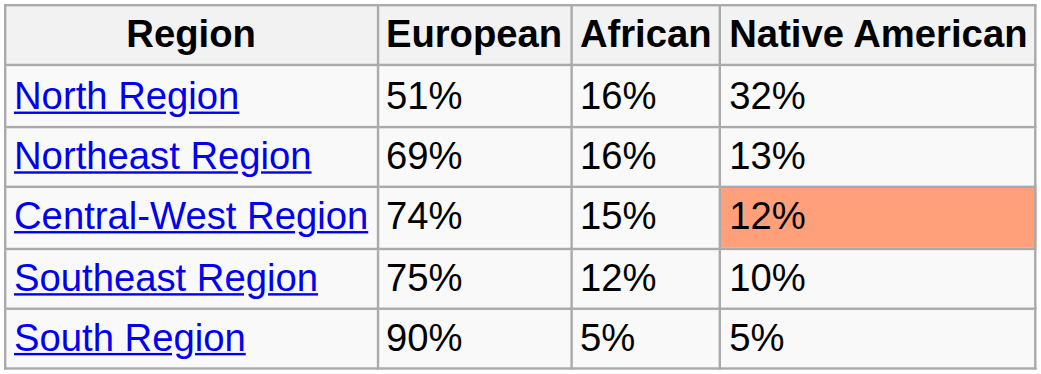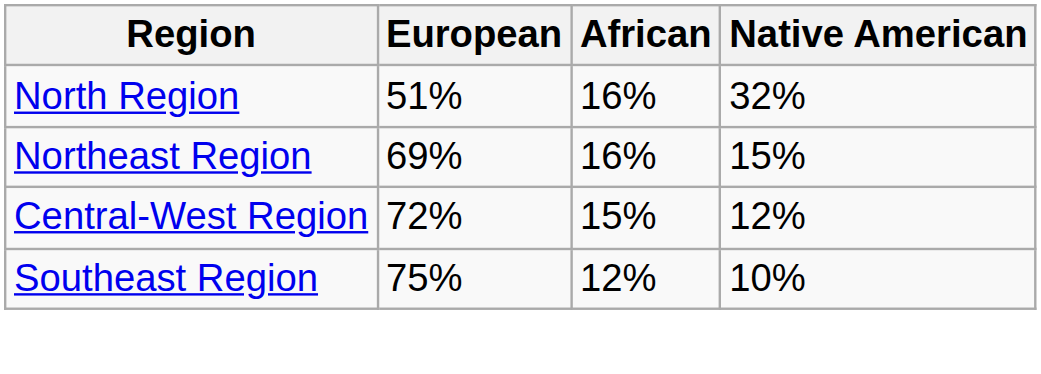(768, 156) 13% -> (768, 156) 15%
(424, 216) 74% -> (424, 216) 72%
(768, 216) lightsalmon background -> (768, 216) no background
- row: (130, 338)
